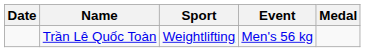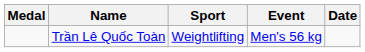columns swapped: (338, 15) <-> (22, 15)
